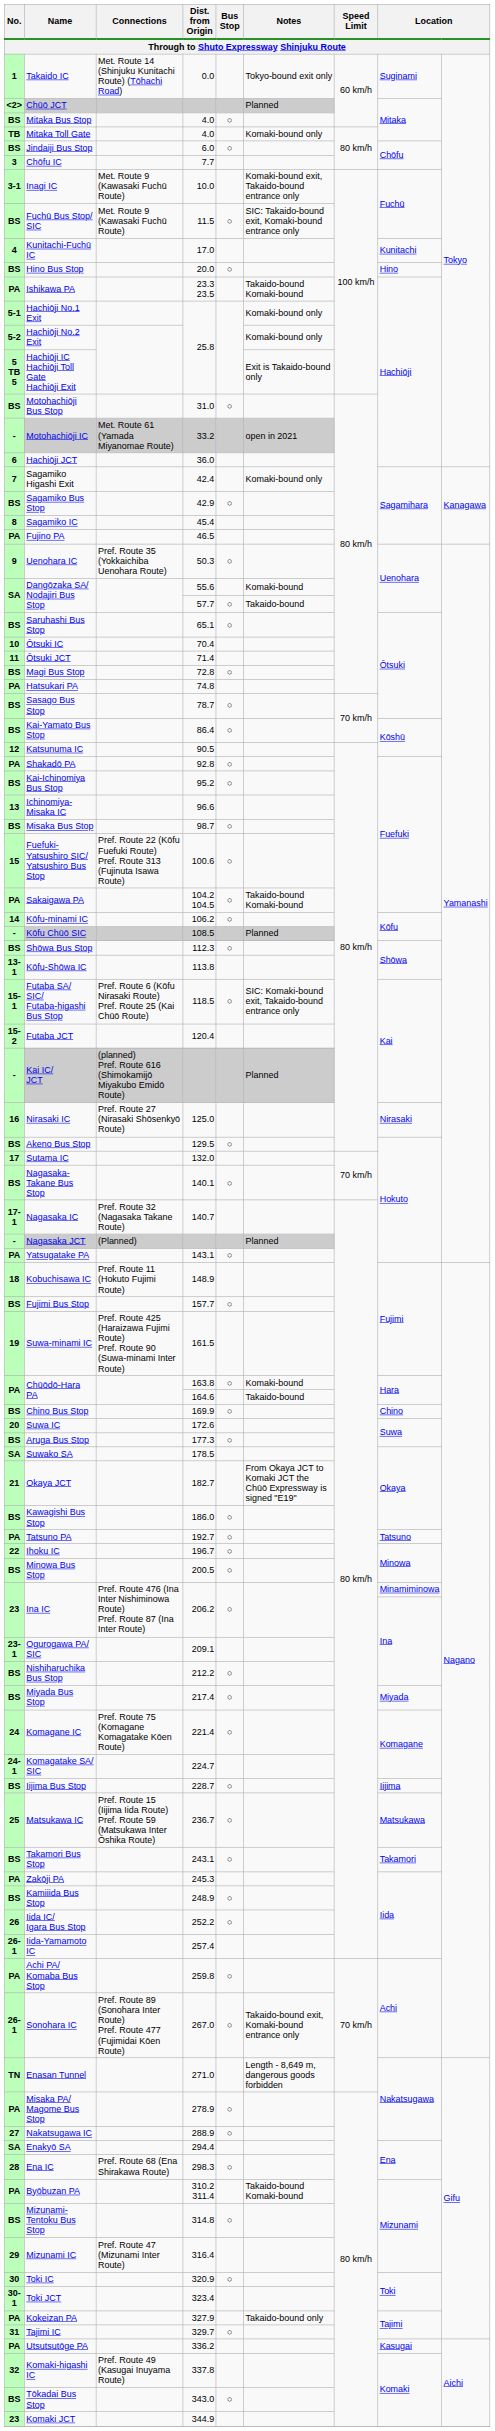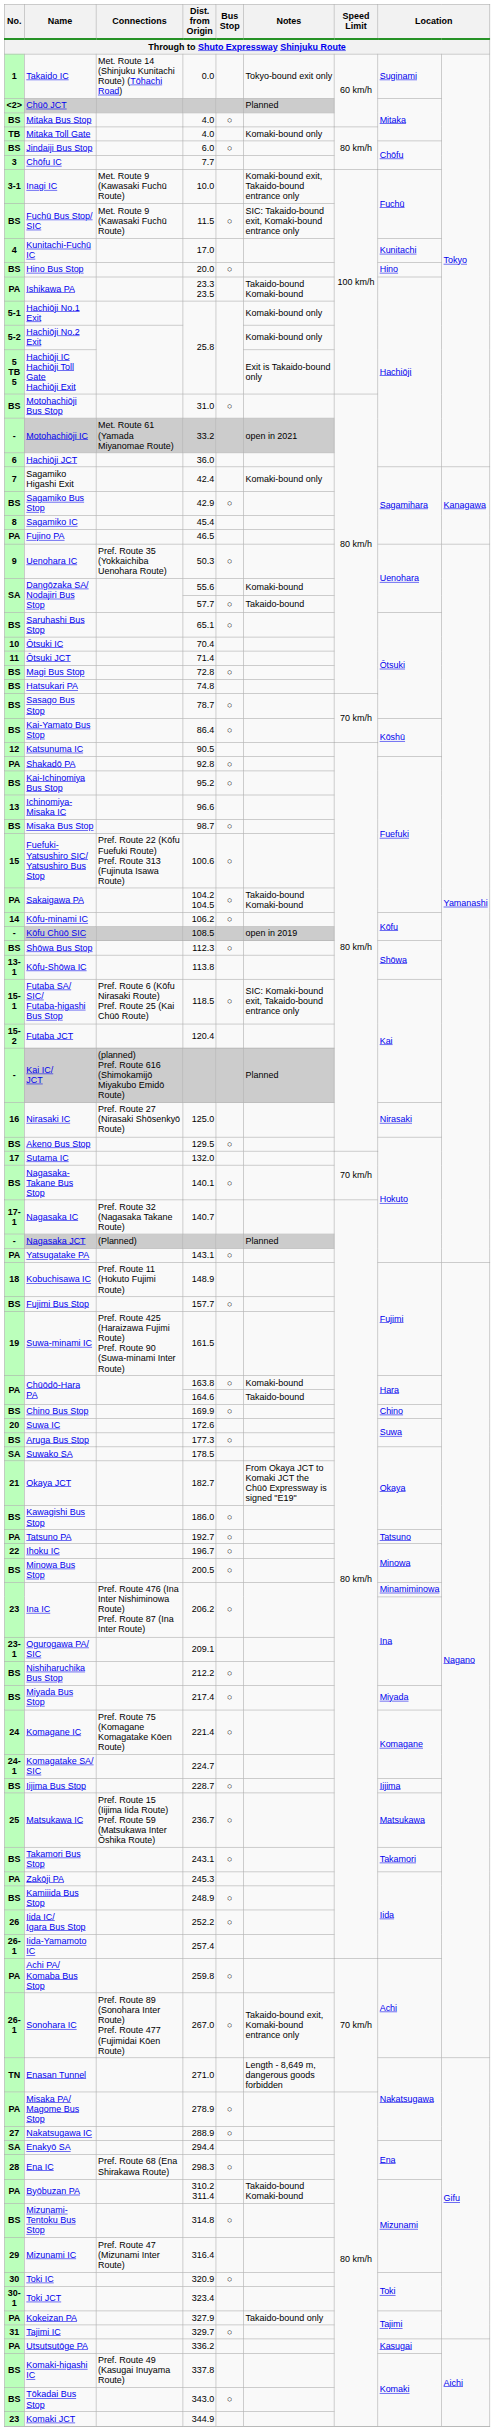(14, 686) PA -> (14, 686) BS
(262, 933) Planned -> (271, 933) open in 2019
(14, 2370) 32 -> (14, 2370) BS
